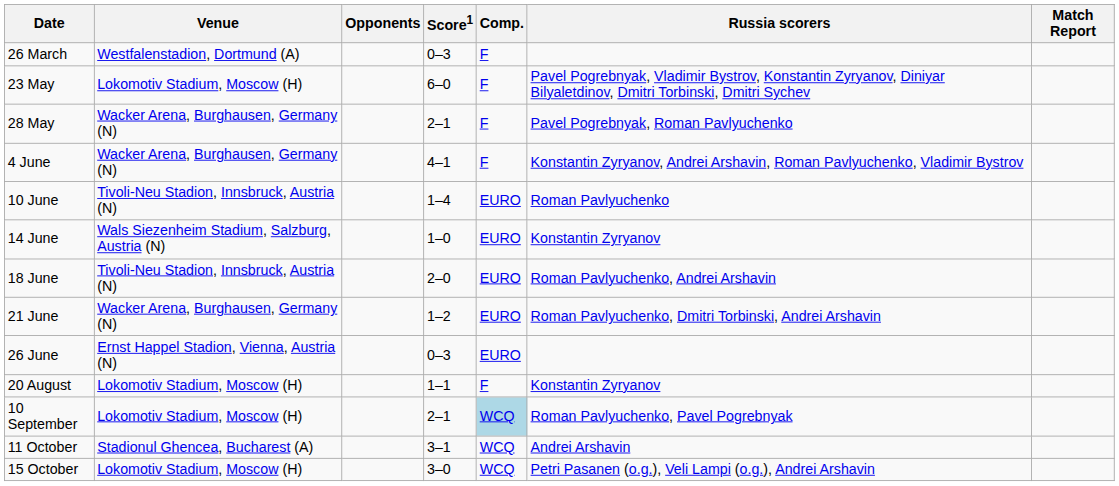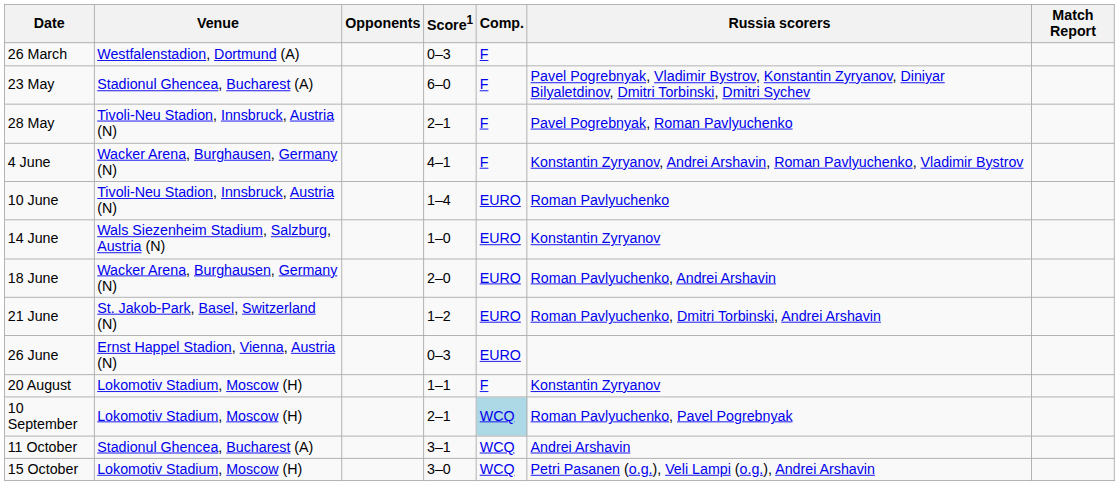(200, 84) Lokomotiv Stadium, Moscow (H) -> (205, 84) Stadionul Ghencea, Bucharest (A)
(217, 123) Wacker Arena, Burghausen, Germany (N) -> (216, 123) Tivoli-Neu Stadion, Innsbruck, Austria (N)
(216, 278) Tivoli-Neu Stadion, Innsbruck, Austria (N) -> (217, 278) Wacker Arena, Burghausen, Germany (N)
(217, 316) Wacker Arena, Burghausen, Germany (N) -> (206, 316) St. Jakob-Park, Basel, Switzerland (N)
